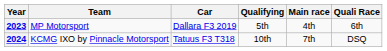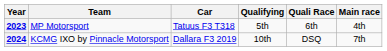columns swapped: (357, 12) <-> (309, 12)
(205, 26) Dallara F3 2019 -> (204, 26) Tatuus F3 T318
(204, 40) Tatuus F3 T318 -> (205, 40) Dallara F3 2019
